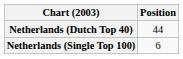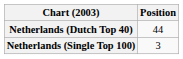(158, 45) 6 -> (158, 45) 3
